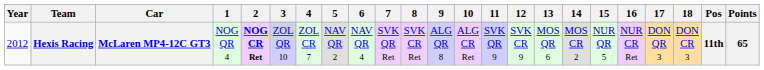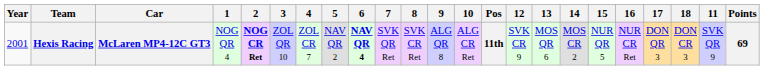columns swapped: (495, 13) <-> (714, 13)
(18, 43) 2012 -> (18, 43) 2001
(362, 43) normal -> (362, 43) bold
(743, 43) 65 -> (743, 43) 69
